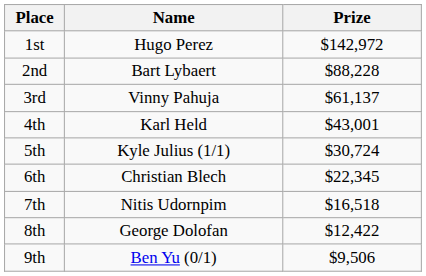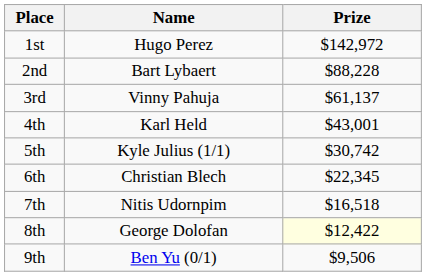(352, 151) $30,724 -> (352, 151) $30,742
(352, 230) no background -> (352, 230) lightyellow background
